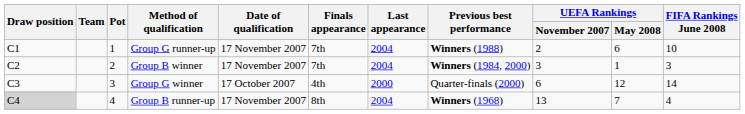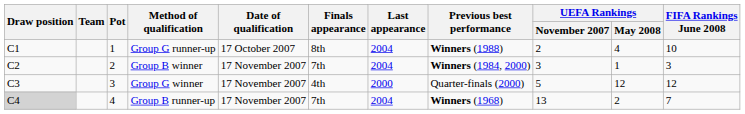(263, 48) 17 November 2007 -> (258, 48) 17 October 2007
(318, 48) 7th -> (318, 48) 8th
(617, 48) 6 -> (617, 48) 4
(258, 83) 17 October 2007 -> (263, 83) 17 November 2007
(538, 83) 6 -> (538, 83) 5
(671, 83) 14 -> (671, 83) 12
(318, 100) 8th -> (318, 100) 7th
(617, 100) 7 -> (617, 100) 2
(669, 100) 4 -> (669, 100) 7
